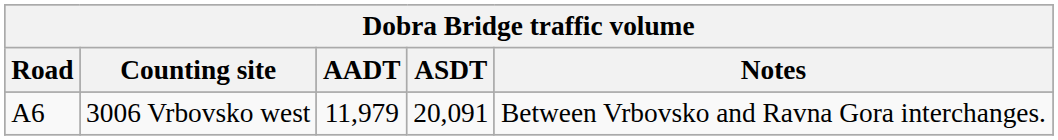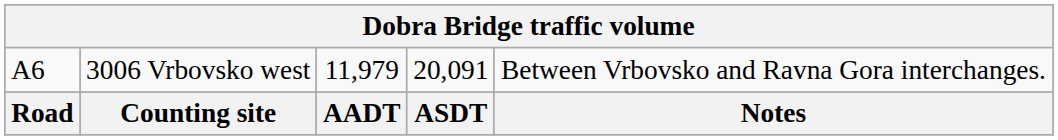rows swapped: (42, 69) <-> (28, 112)
